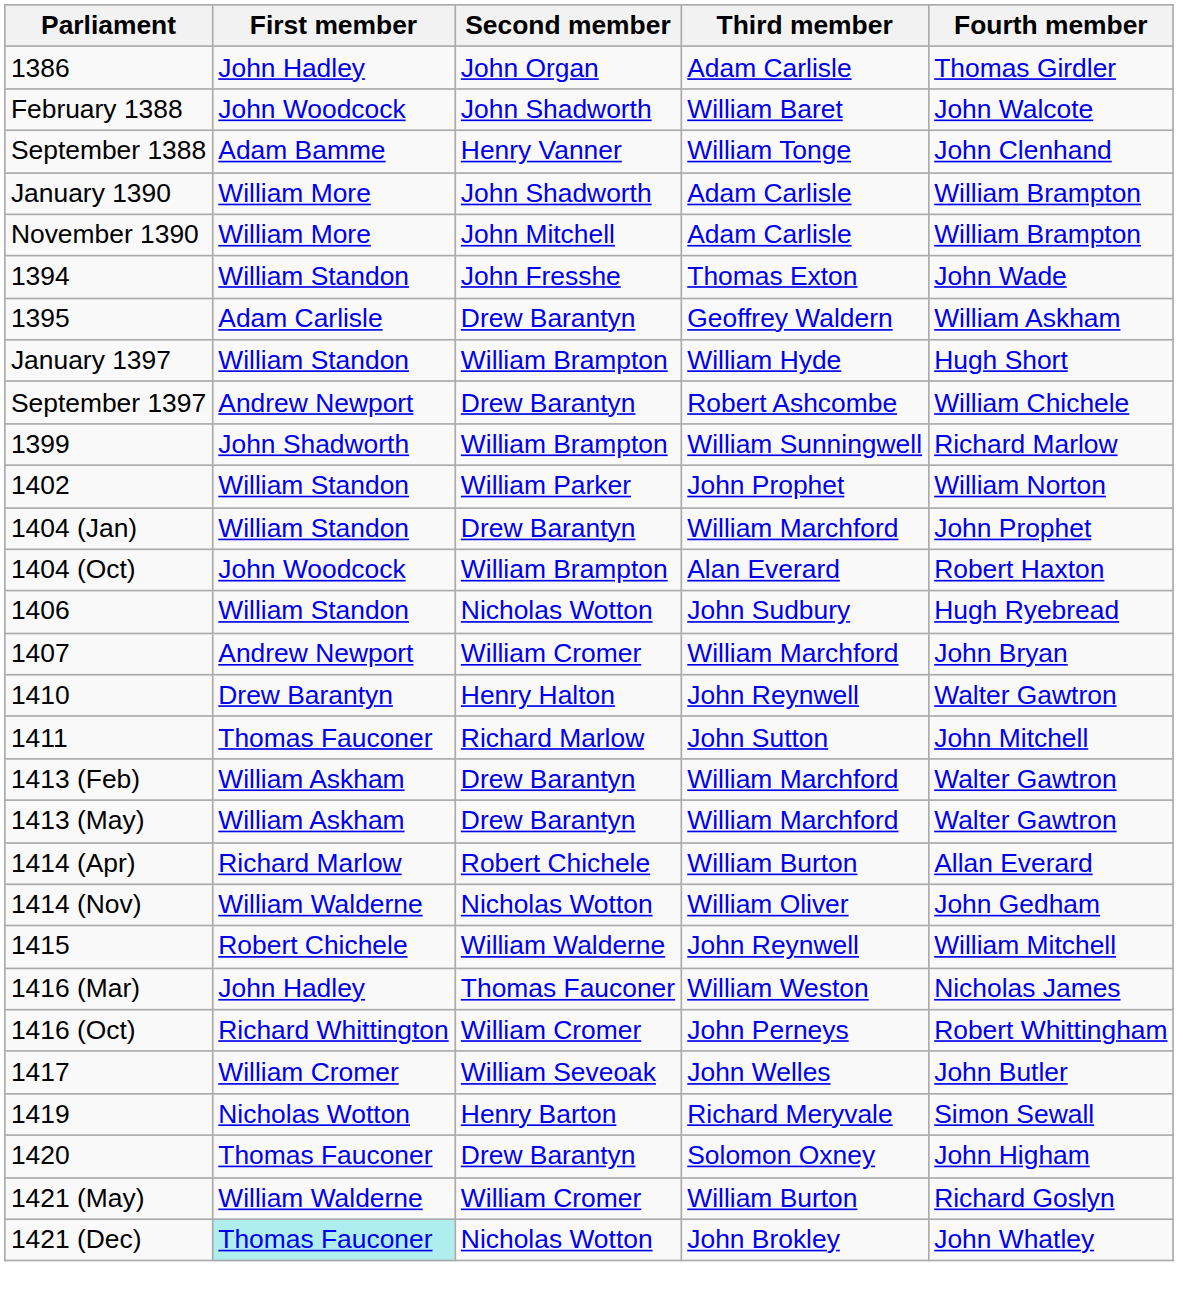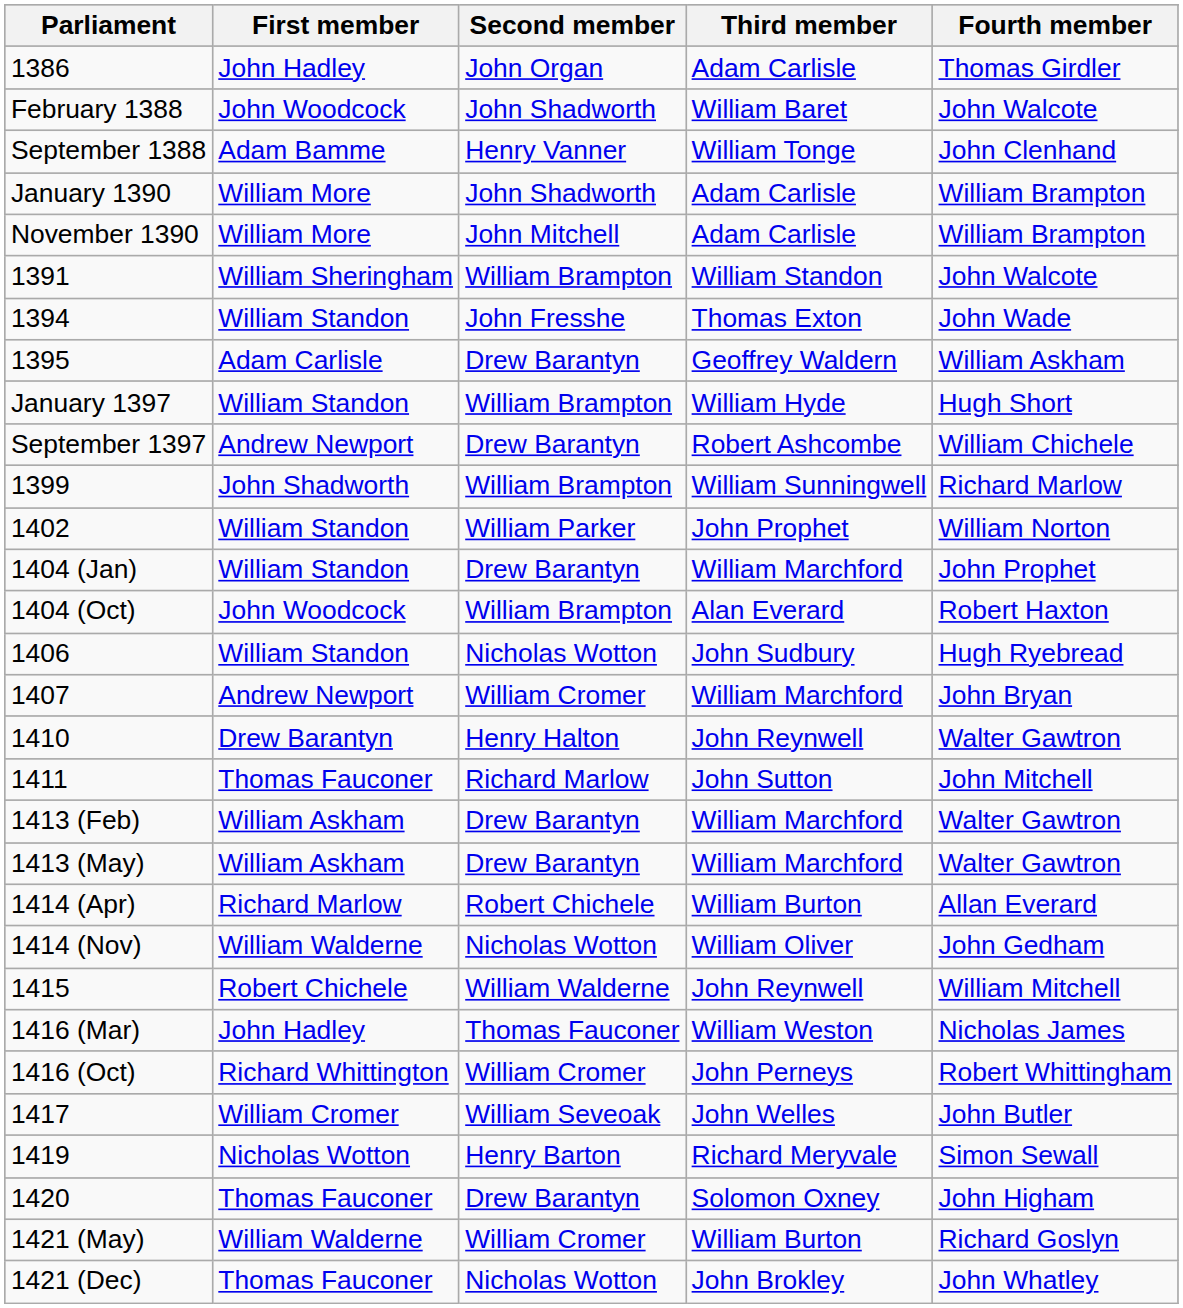+ row: (40, 276)
(325, 1239) paleturquoise background -> (325, 1281) no background
